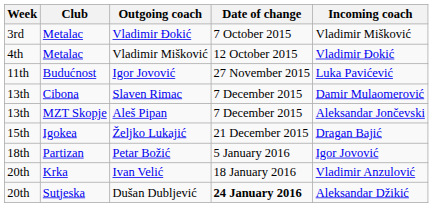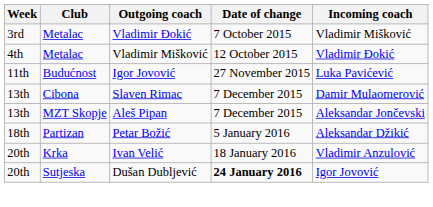- row: (149, 133)
(347, 152) Igor Jovović -> (362, 133) Aleksandar Džikić
(362, 192) Aleksandar Džikić -> (347, 172) Igor Jovović
